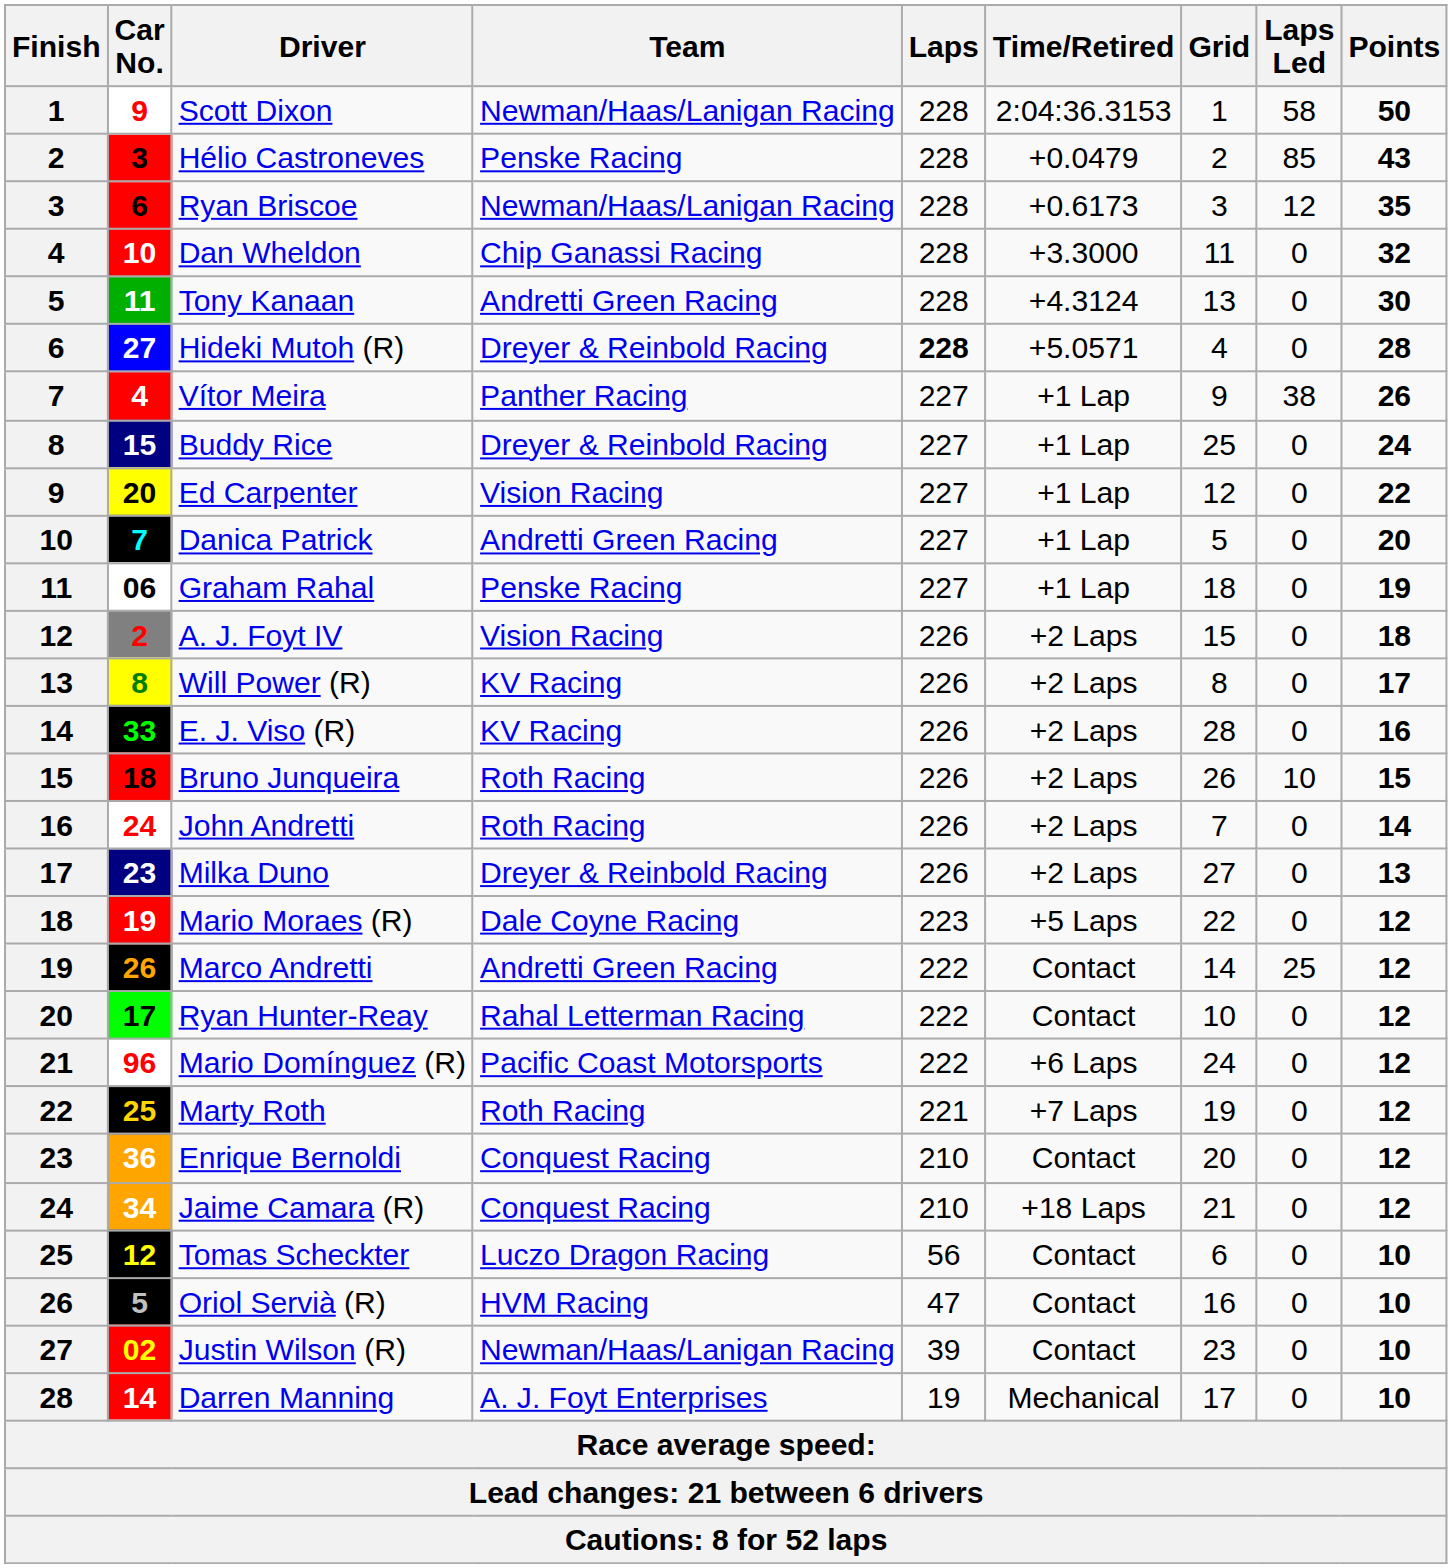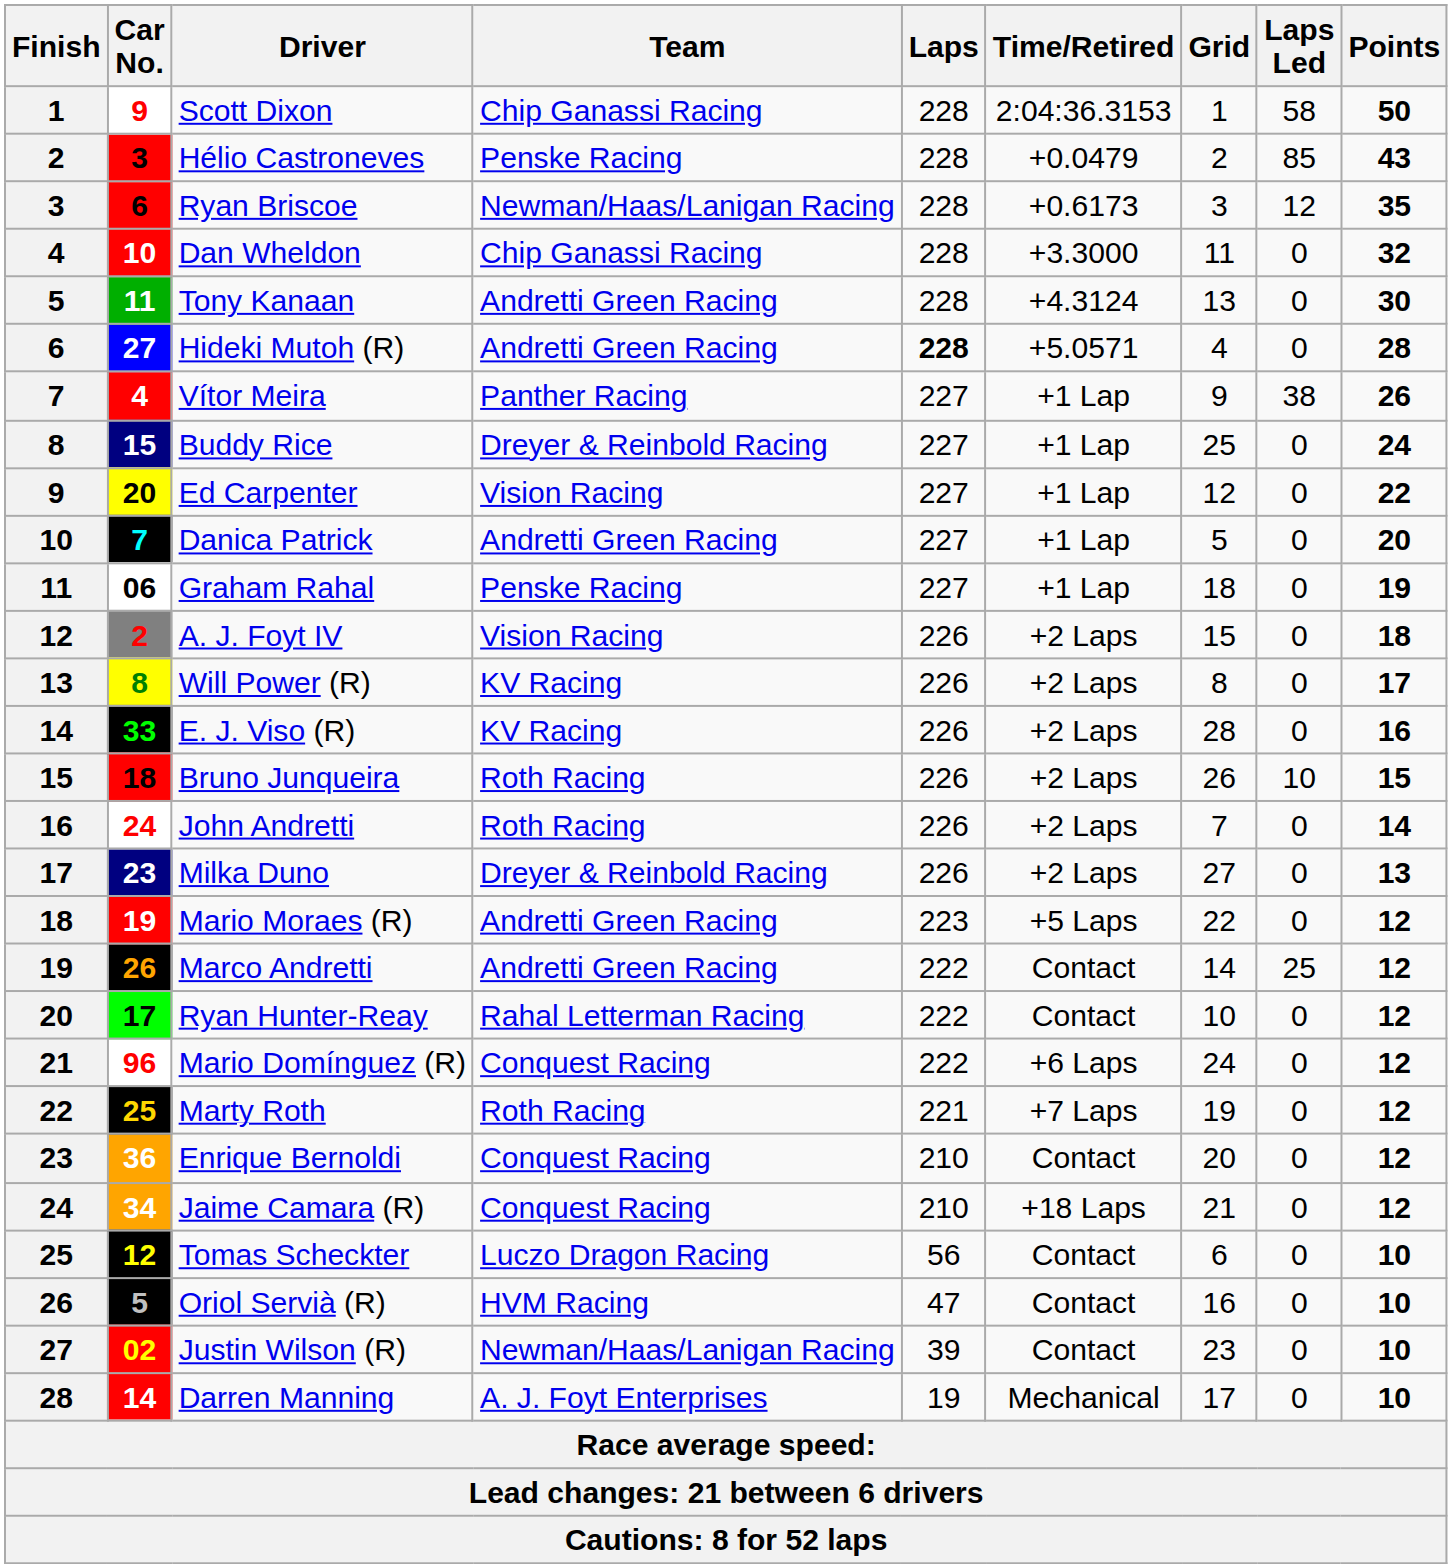(687, 110) Newman/Haas/Lanigan Racing -> (621, 110) Chip Ganassi Racing
(654, 349) Dreyer & Reinbold Racing -> (629, 349) Andretti Green Racing
(610, 920) Dale Coyne Racing -> (629, 920) Andretti Green Racing
(651, 1063) Pacific Coast Motorsports -> (595, 1063) Conquest Racing
